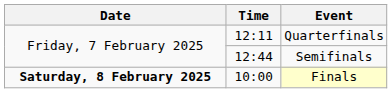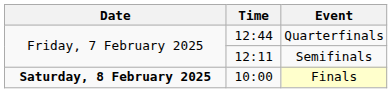(254, 36) 12:11 -> (254, 36) 12:44
(254, 56) 12:44 -> (254, 56) 12:11
